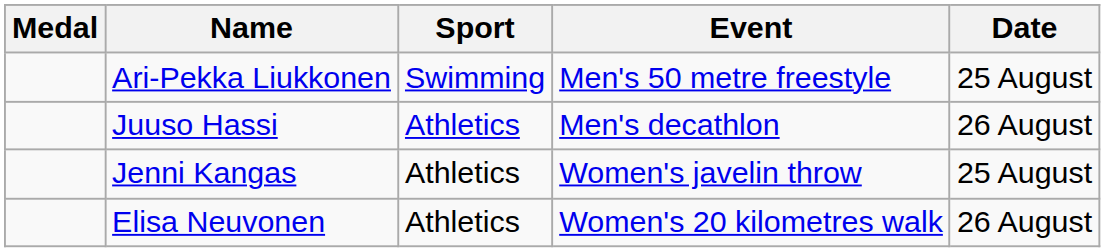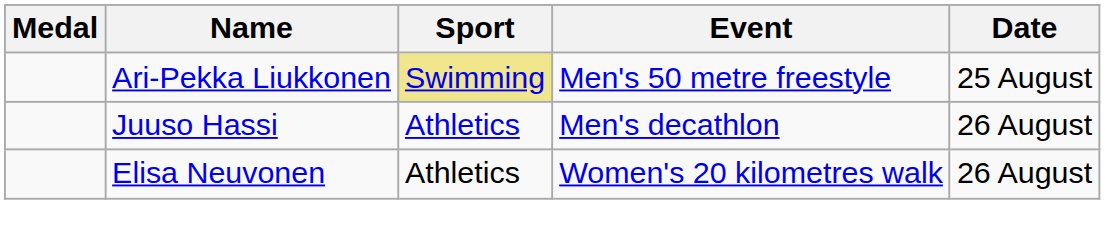(475, 76) no background -> (475, 76) khaki background
- row: (204, 173)
